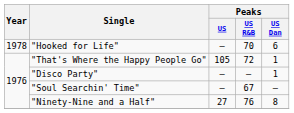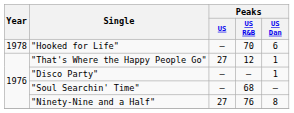(222, 60) 105 -> (222, 60) 27
(249, 60) 72 -> (249, 60) 12
(249, 88) 67 -> (249, 88) 68
